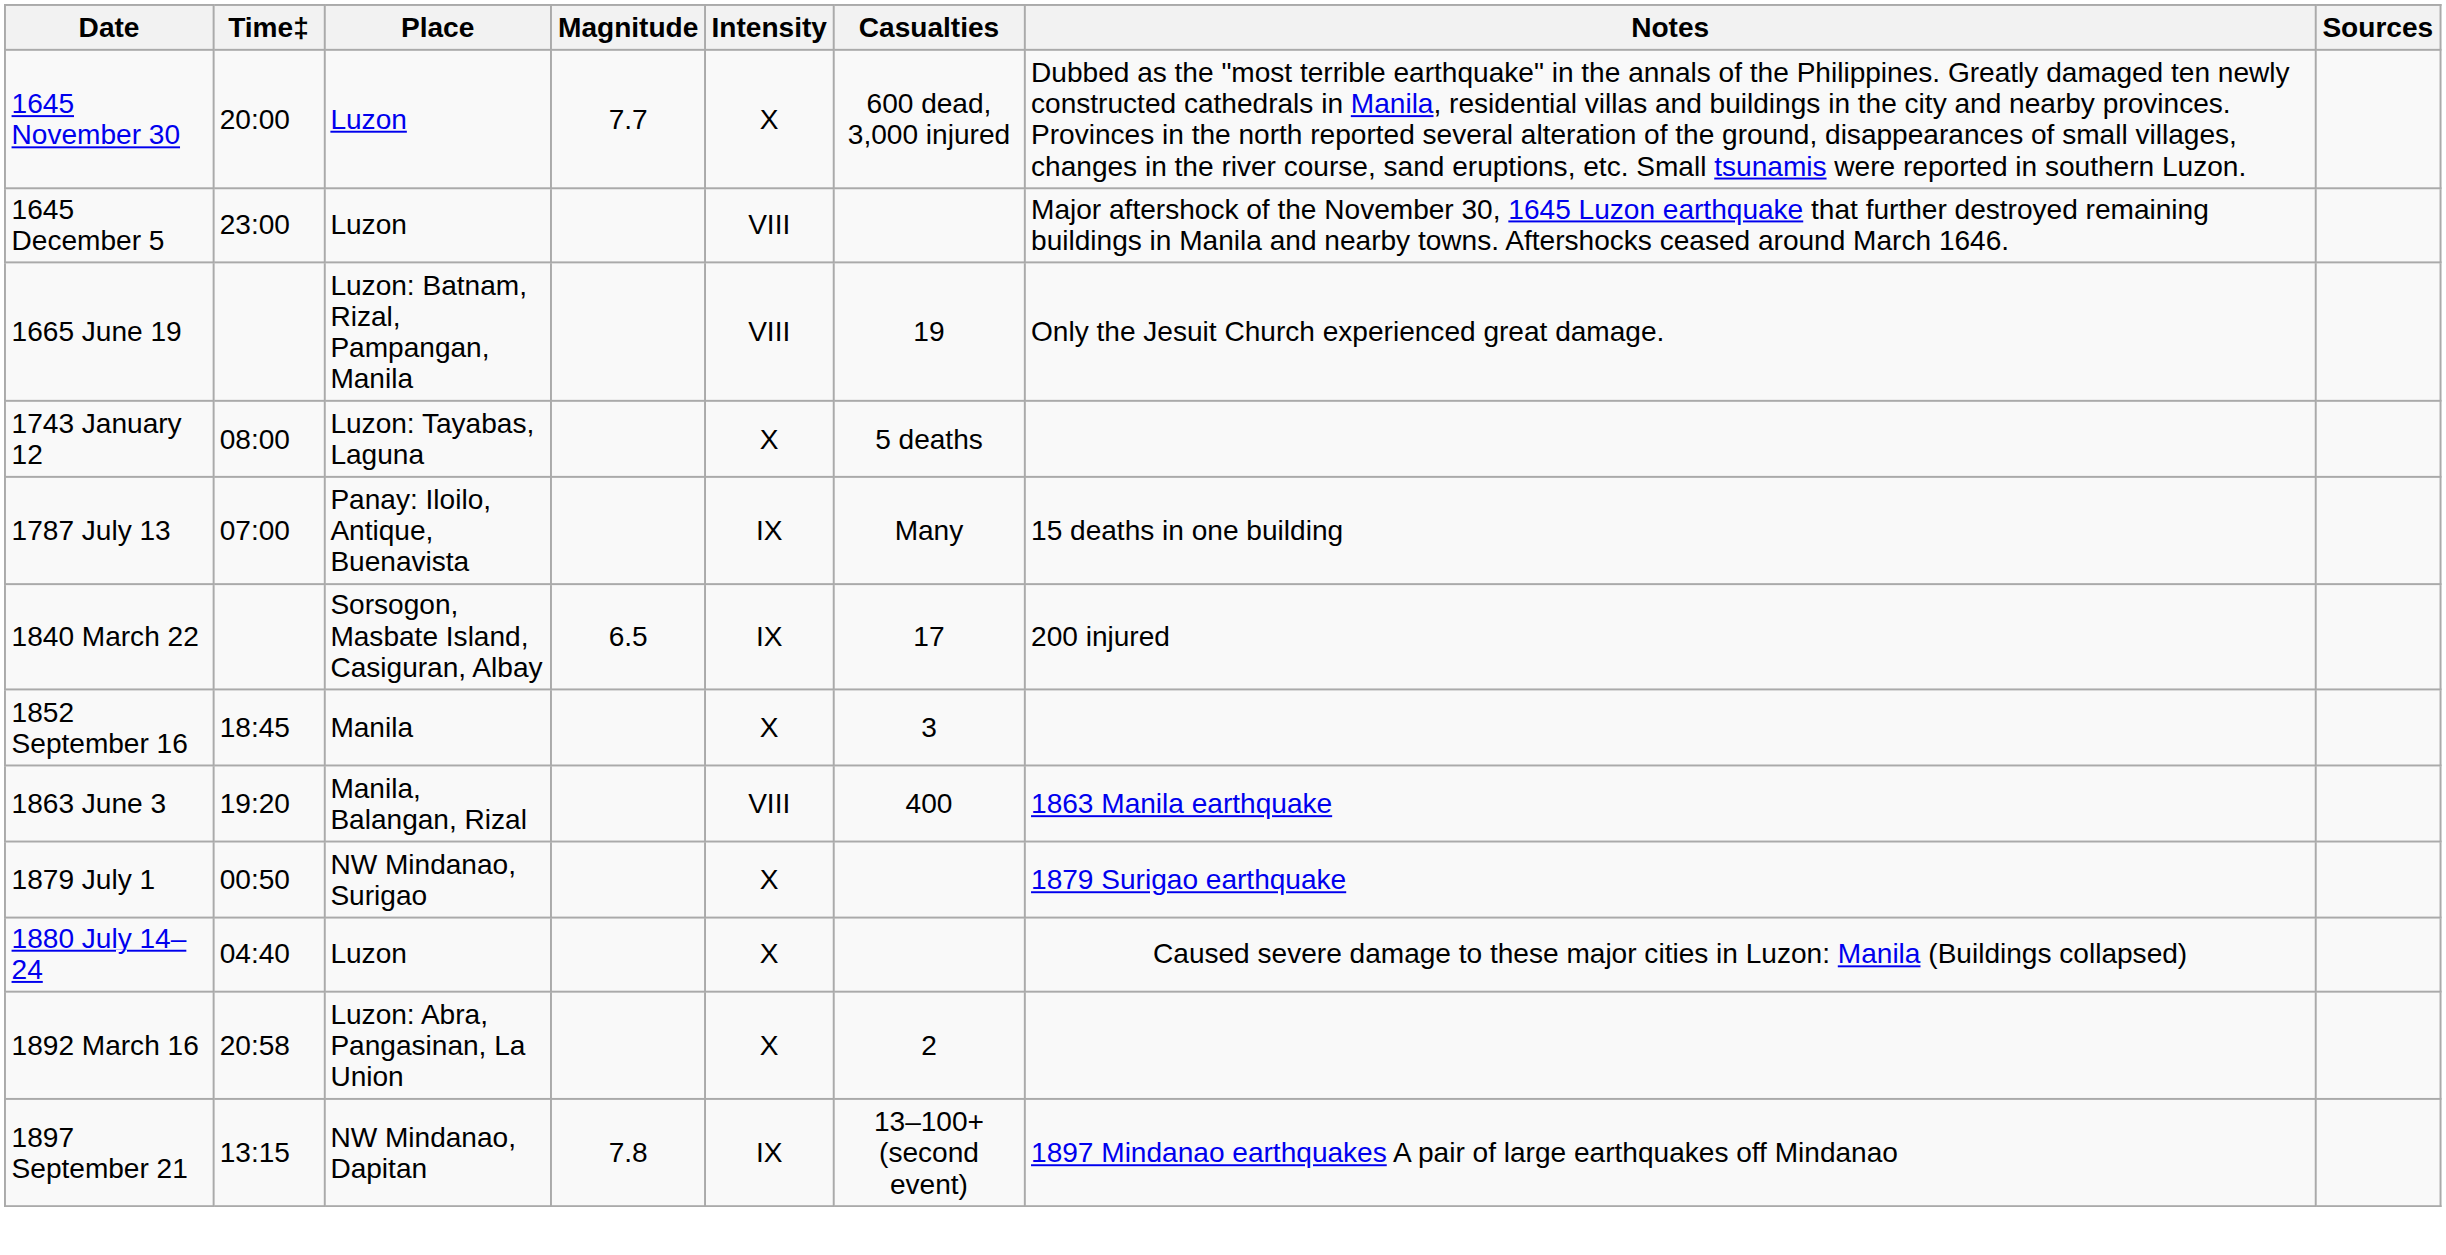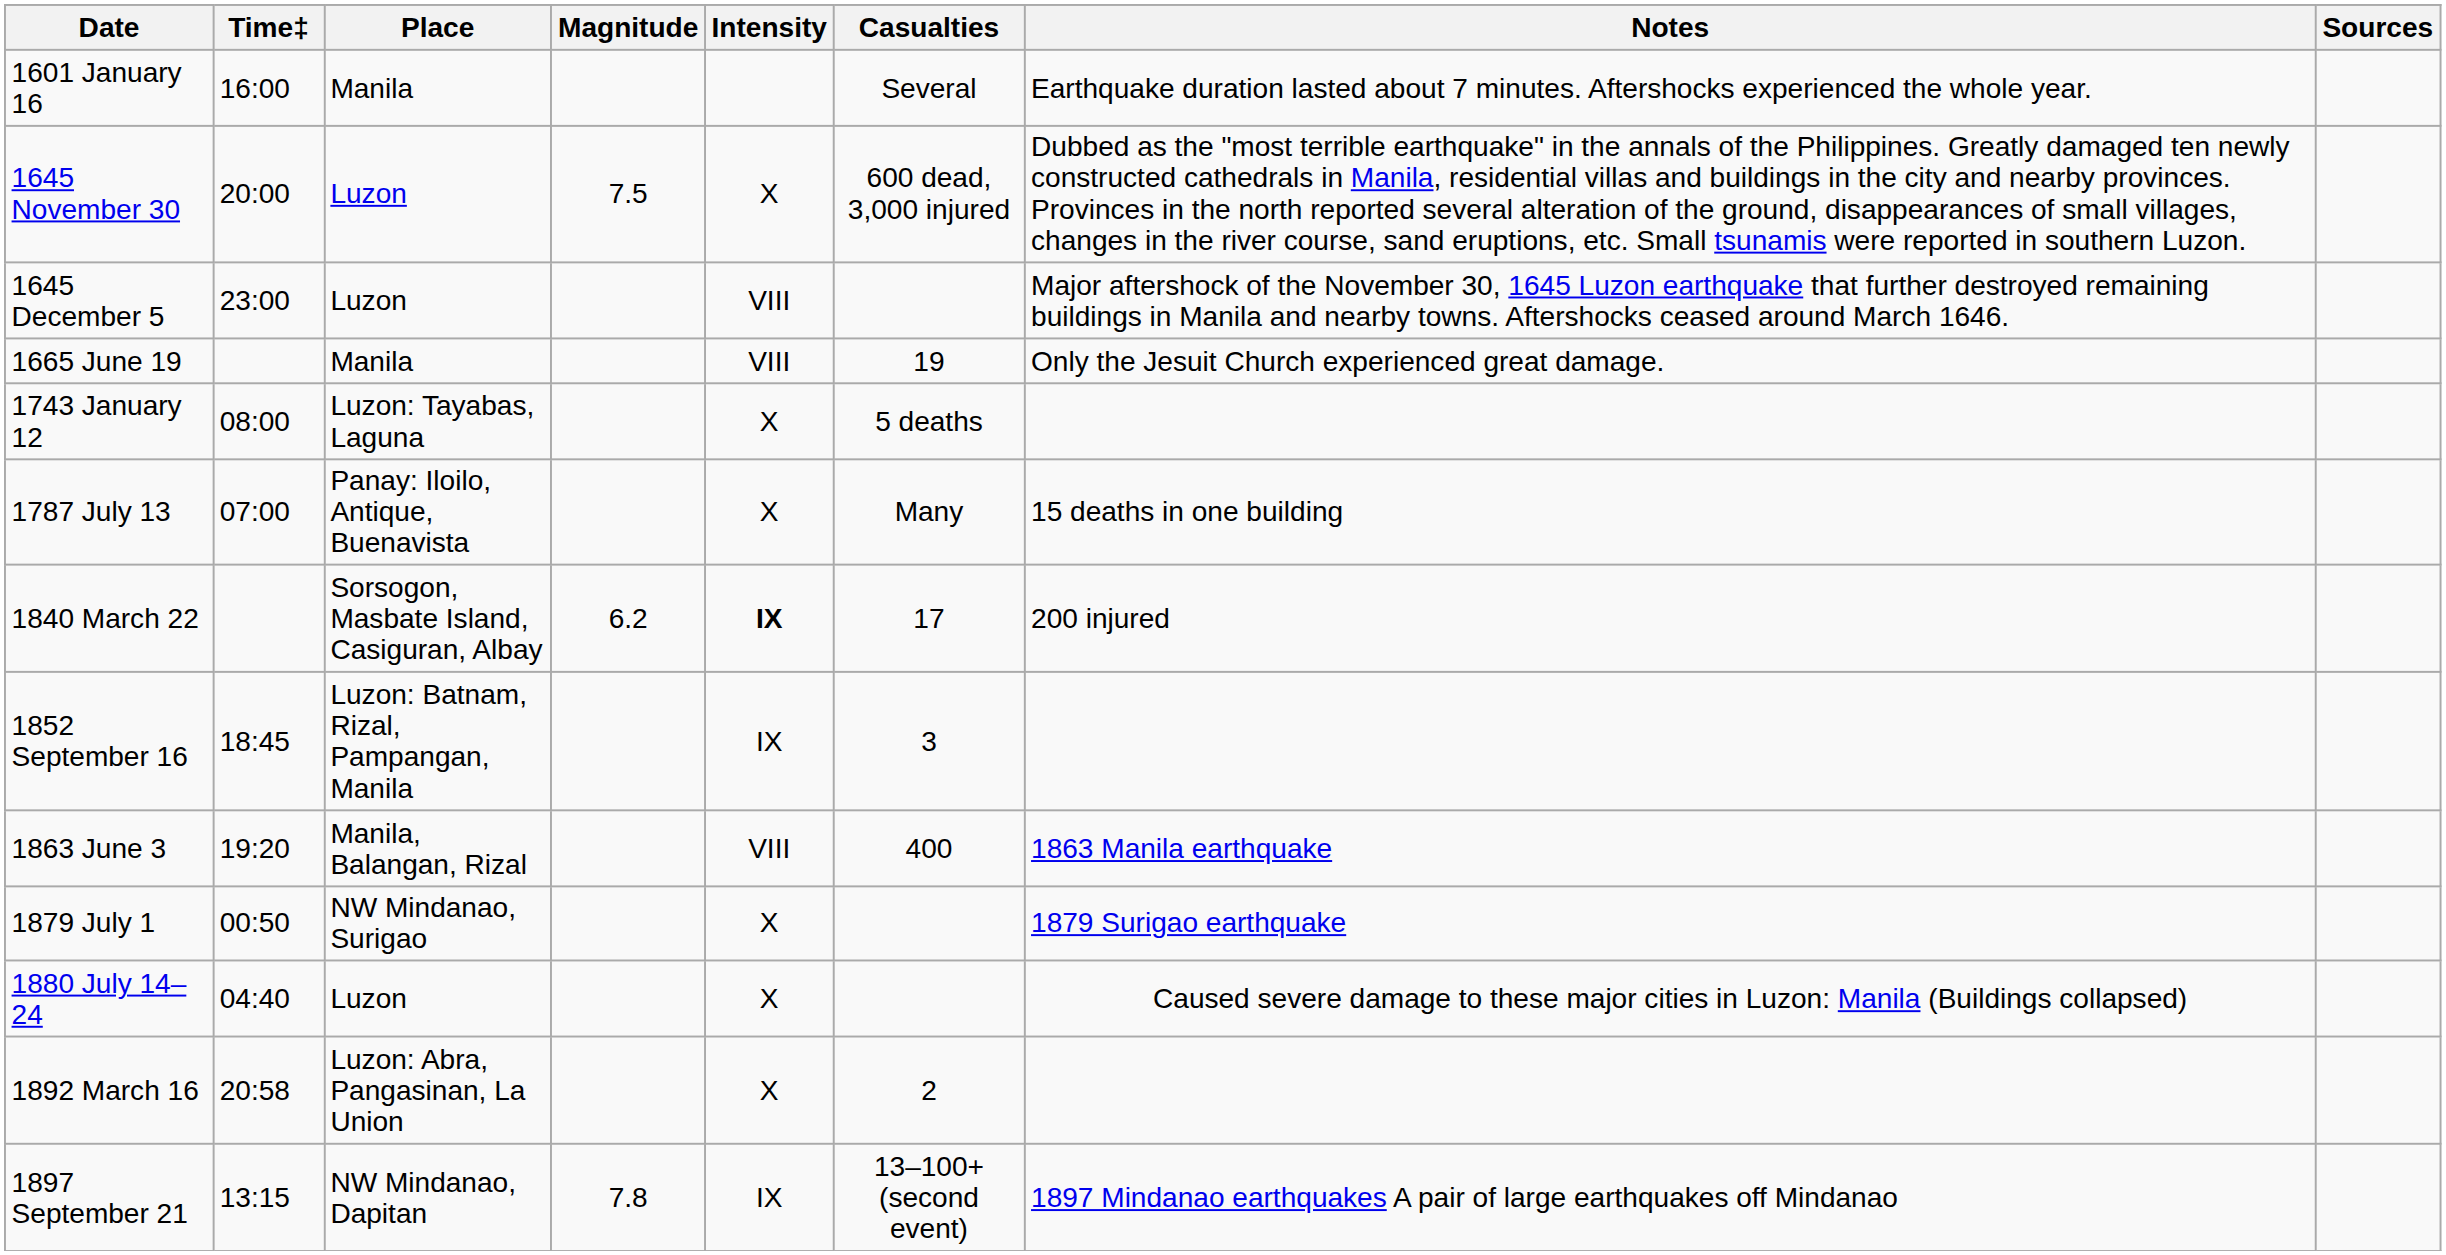+ row: (97, 88)
(628, 119) 7.7 -> (628, 194) 7.5
(429, 332) Luzon: Batnam, Rizal, Pampangan, Manila -> (372, 361) Manila
(769, 530) IX -> (769, 512) X
(628, 637) 6.5 -> (628, 619) 6.2
(769, 637) normal -> (769, 619) bold
(372, 728) Manila -> (429, 741) Luzon: Batnam, Rizal, Pampangan, Manila
(769, 728) X -> (769, 741) IX
